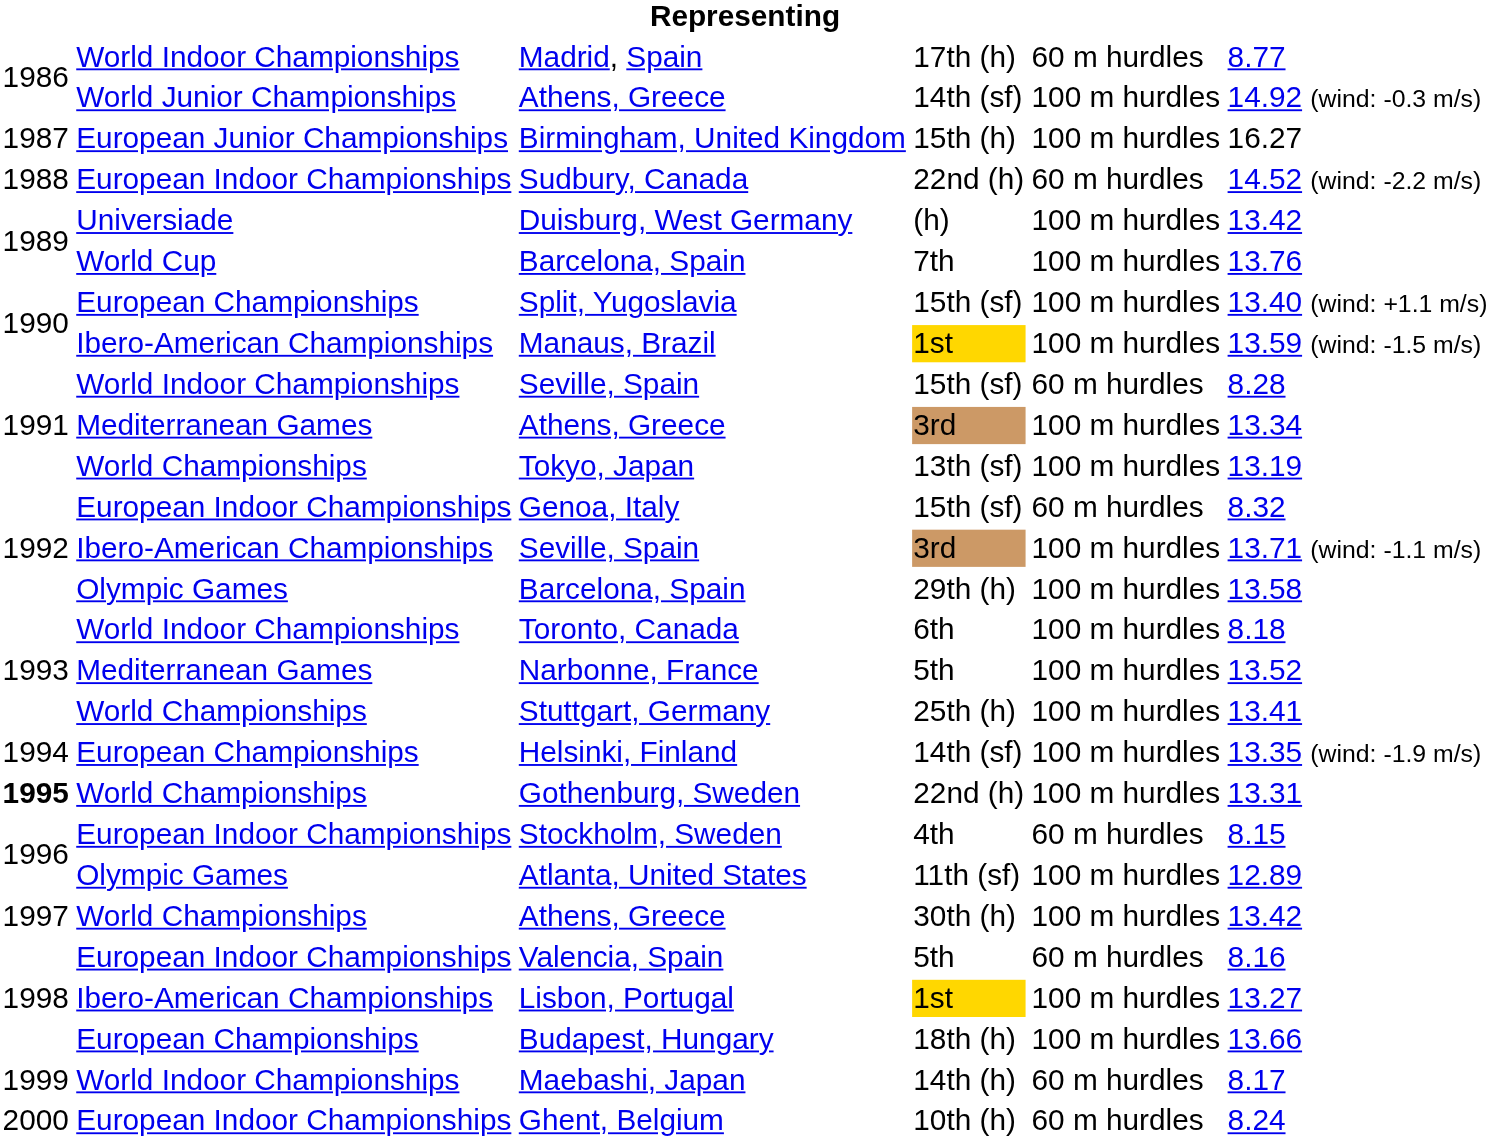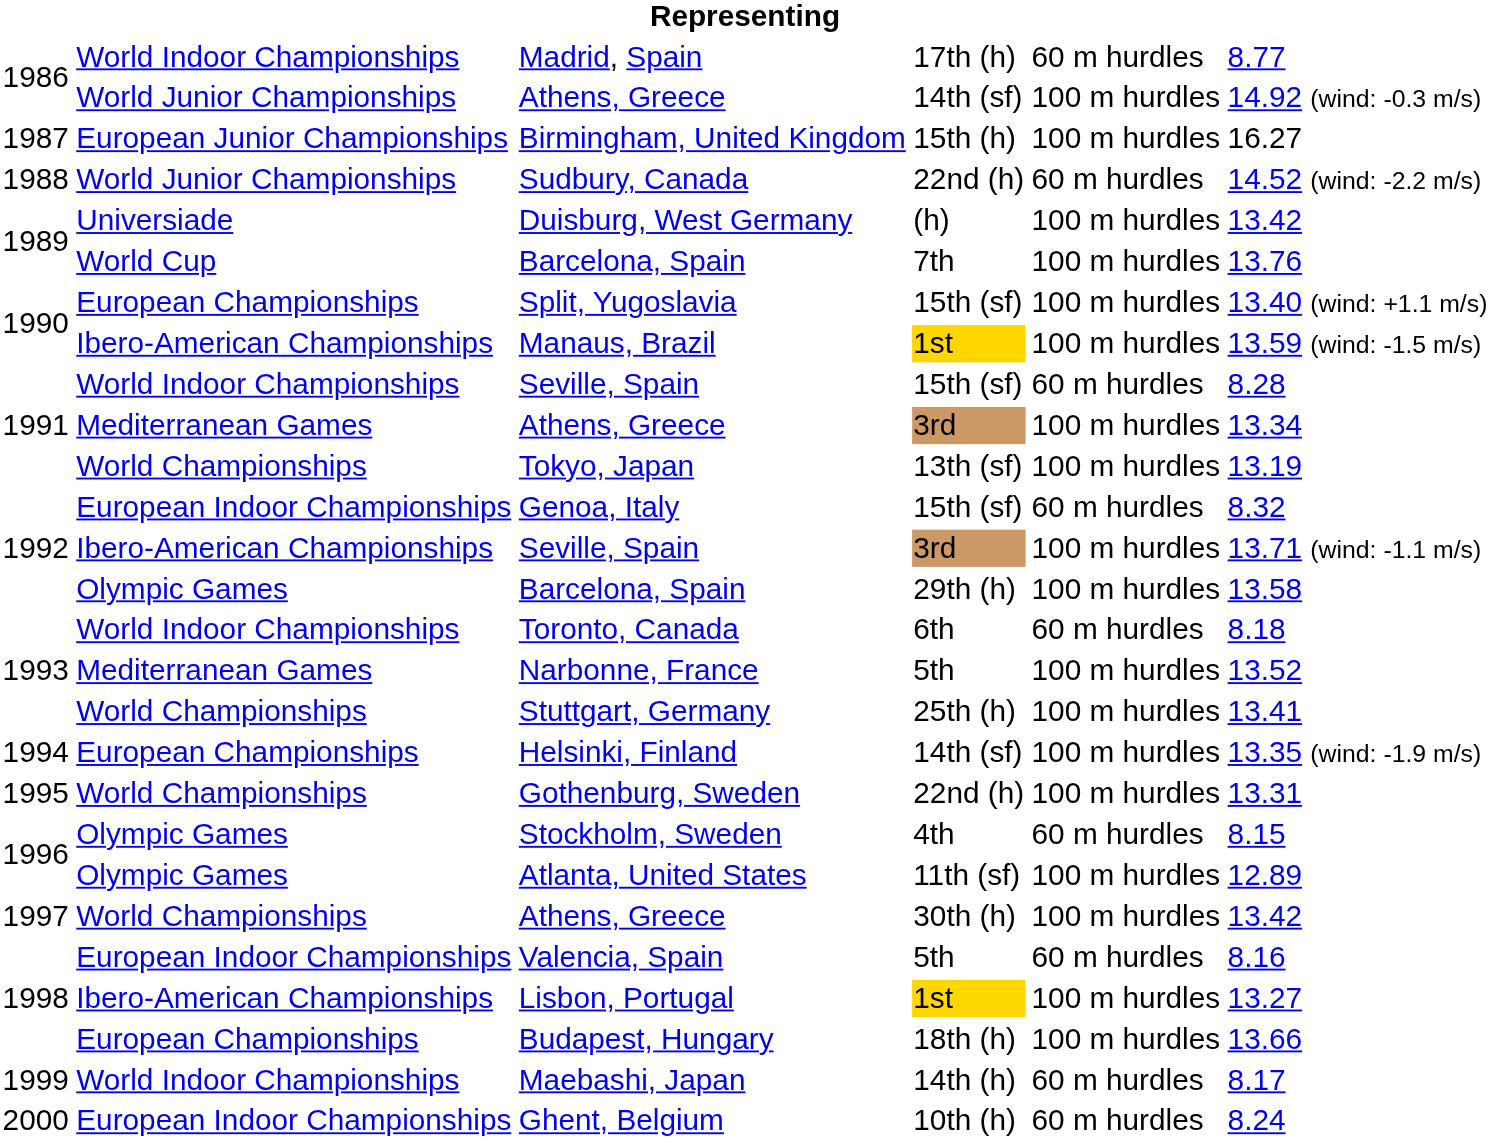(294, 179) European Indoor Championships -> (266, 179) World Junior Championships
(1126, 629) 100 m hurdles -> (1118, 629) 60 m hurdles
(36, 793) bold -> (36, 793) normal
(294, 834) European Indoor Championships -> (182, 834) Olympic Games
